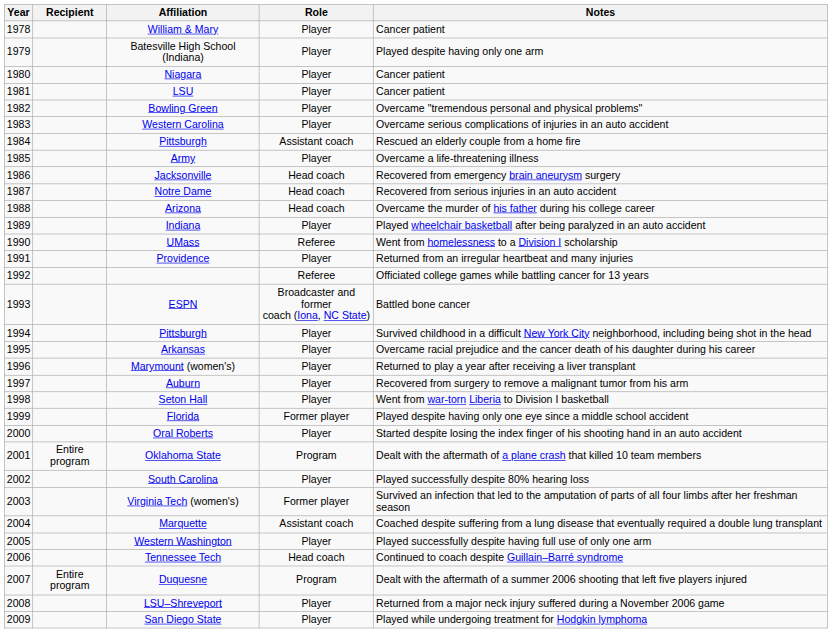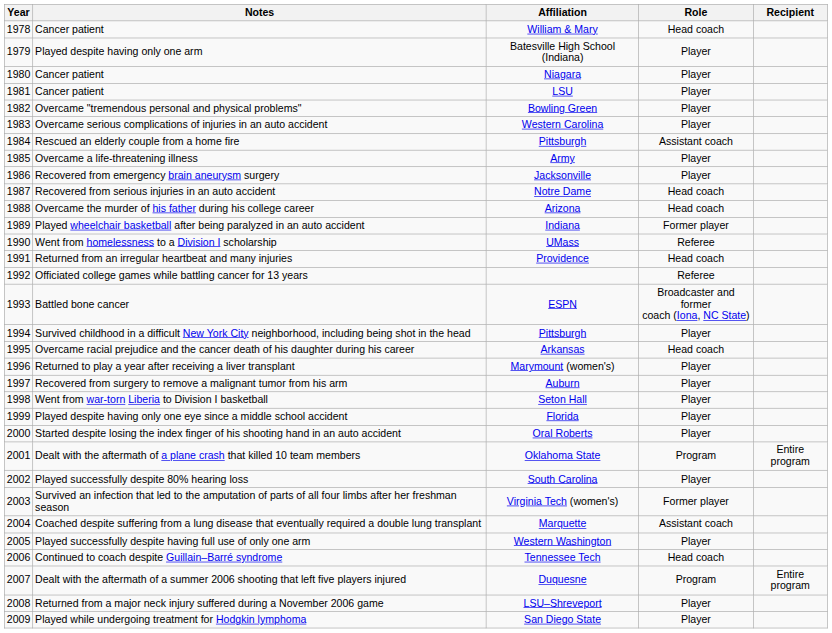columns swapped: (70, 12) <-> (600, 12)
(316, 29) Player -> (696, 29) Head coach
(316, 175) Head coach -> (696, 175) Player
(316, 225) Player -> (696, 225) Former player
(316, 259) Player -> (696, 259) Head coach
(316, 349) Player -> (696, 349) Head coach
(316, 416) Former player -> (696, 416) Player
